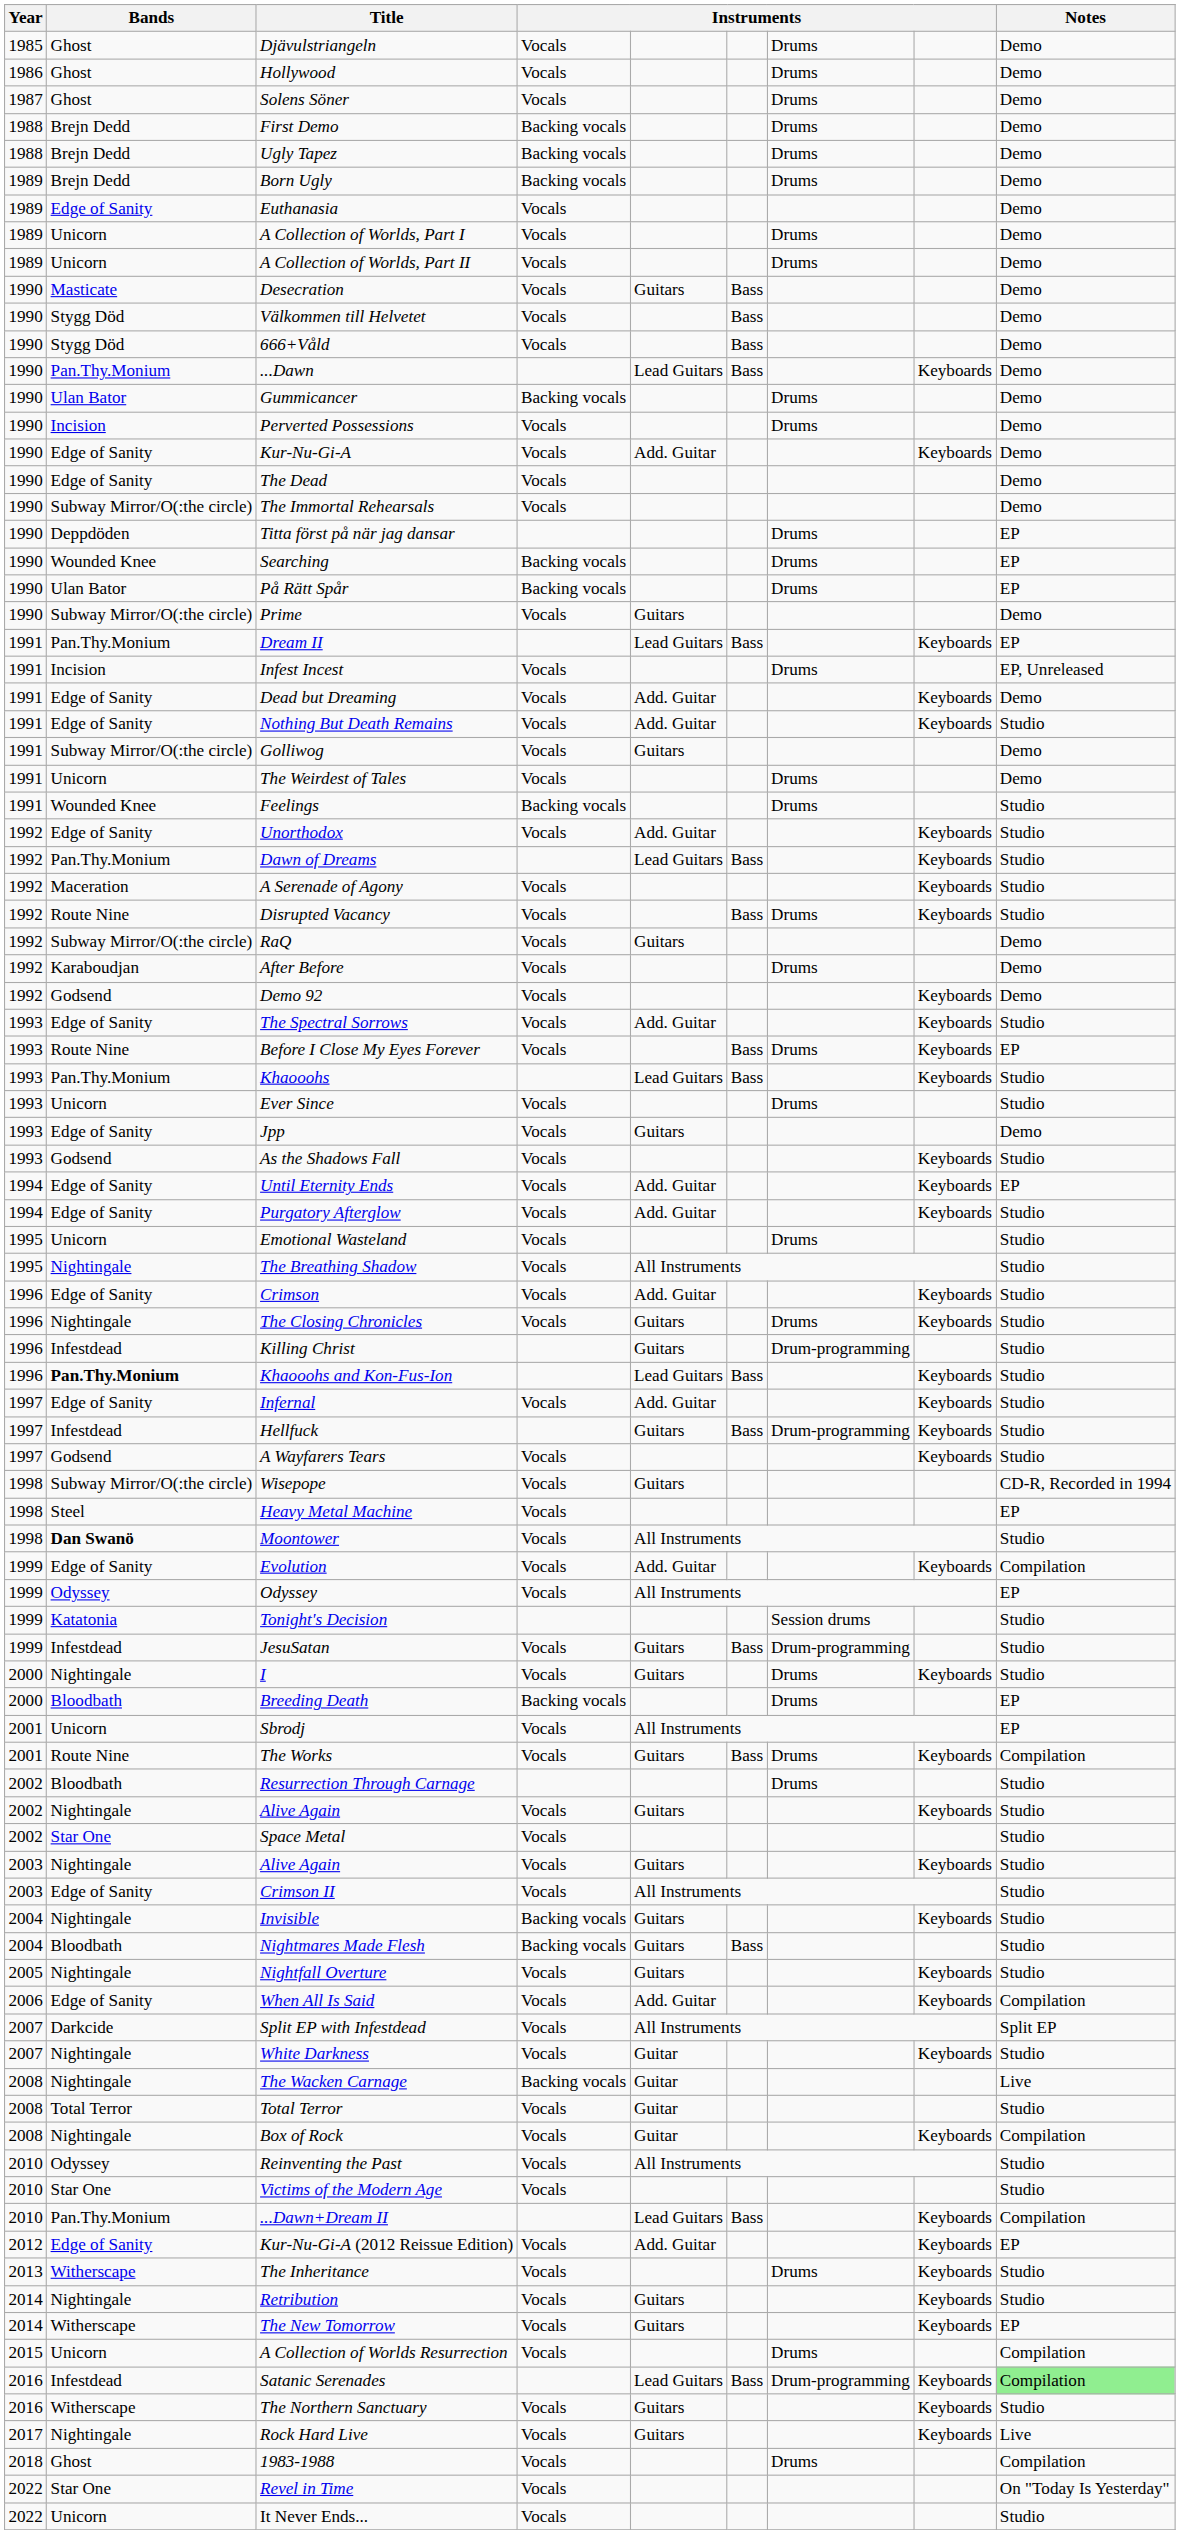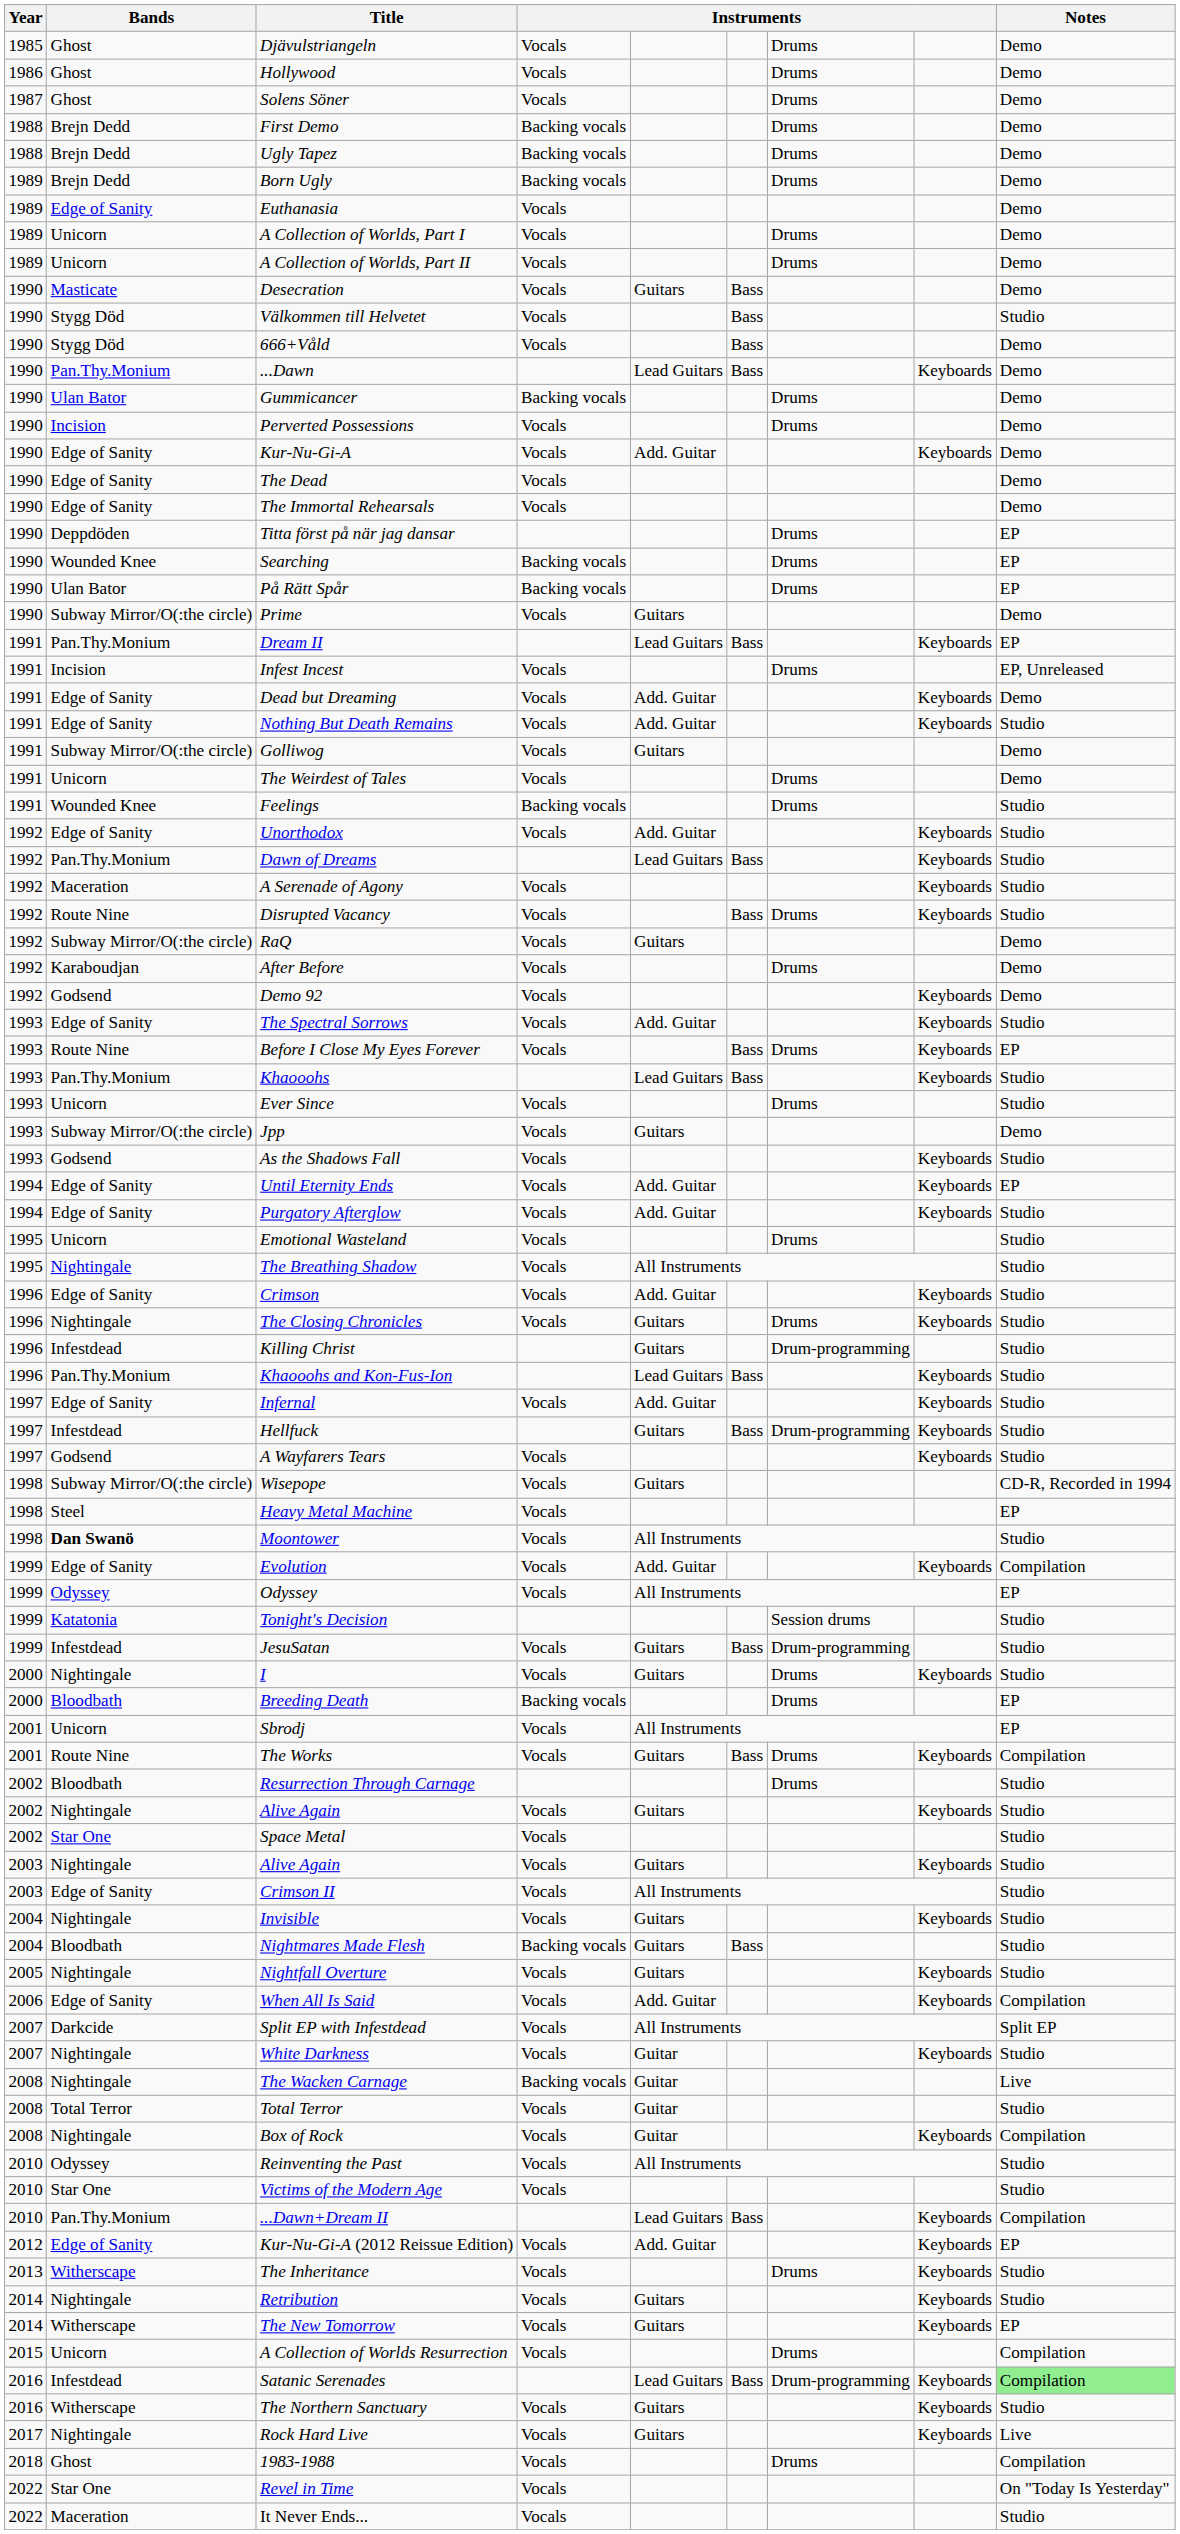(1021, 316) Demo -> (1022, 316) Studio
(151, 506) Subway Mirror/O(:the circle) -> (101, 506) Edge of Sanity
(101, 1131) Edge of Sanity -> (151, 1131) Subway Mirror/O(:the circle)
(115, 1375) bold -> (110, 1375) normal
(574, 1918) Backing vocals -> (544, 1918) Vocals
(79, 2515) Unicorn -> (90, 2515) Maceration
